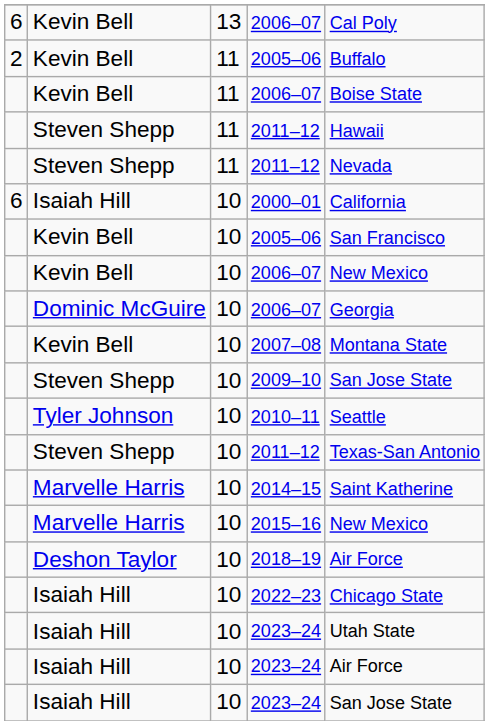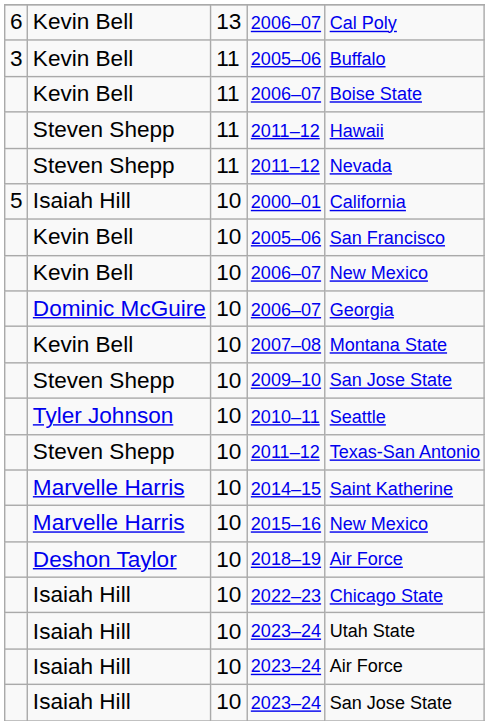(16, 58) 2 -> (16, 58) 3
(16, 201) 6 -> (16, 201) 5
